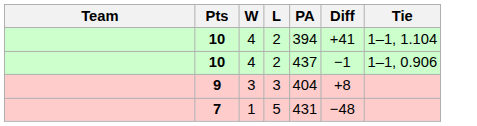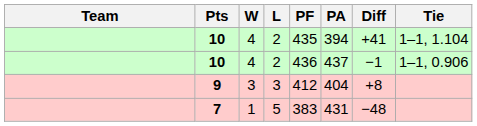+ column: (305, 16)
